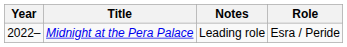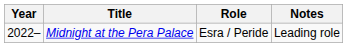columns swapped: (305, 14) <-> (232, 14)
